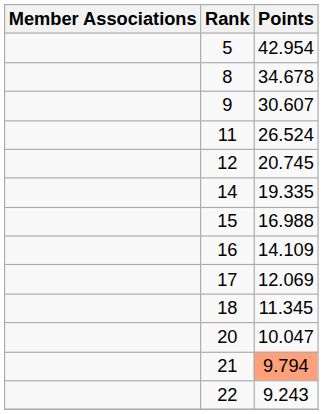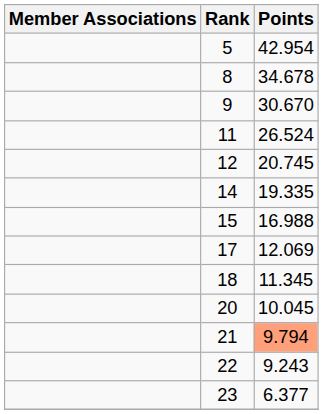(286, 105) 30.607 -> (286, 105) 30.670
- row: (227, 250)
(286, 337) 10.047 -> (286, 308) 10.045
+ row: (227, 395)
